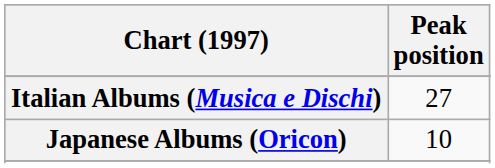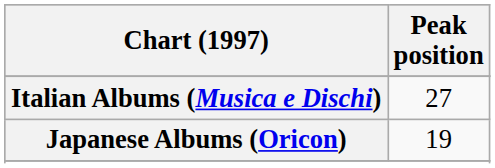(439, 139) 10 -> (439, 139) 19
